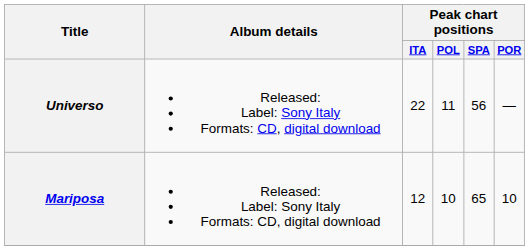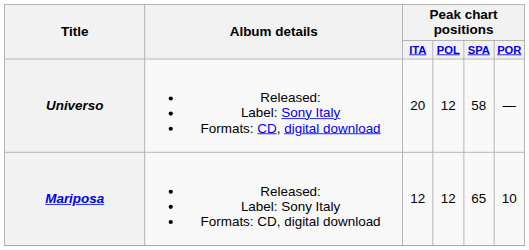(418, 105) 22 -> (418, 105) 20
(448, 105) 11 -> (448, 105) 12
(479, 105) 56 -> (479, 105) 58
(448, 199) 10 -> (448, 199) 12
